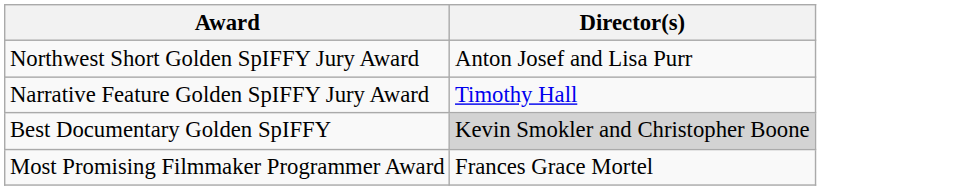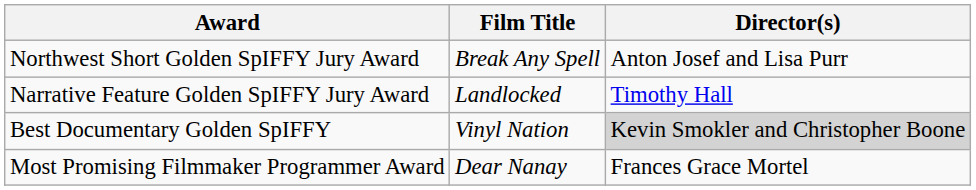+ column: (528, 22)
